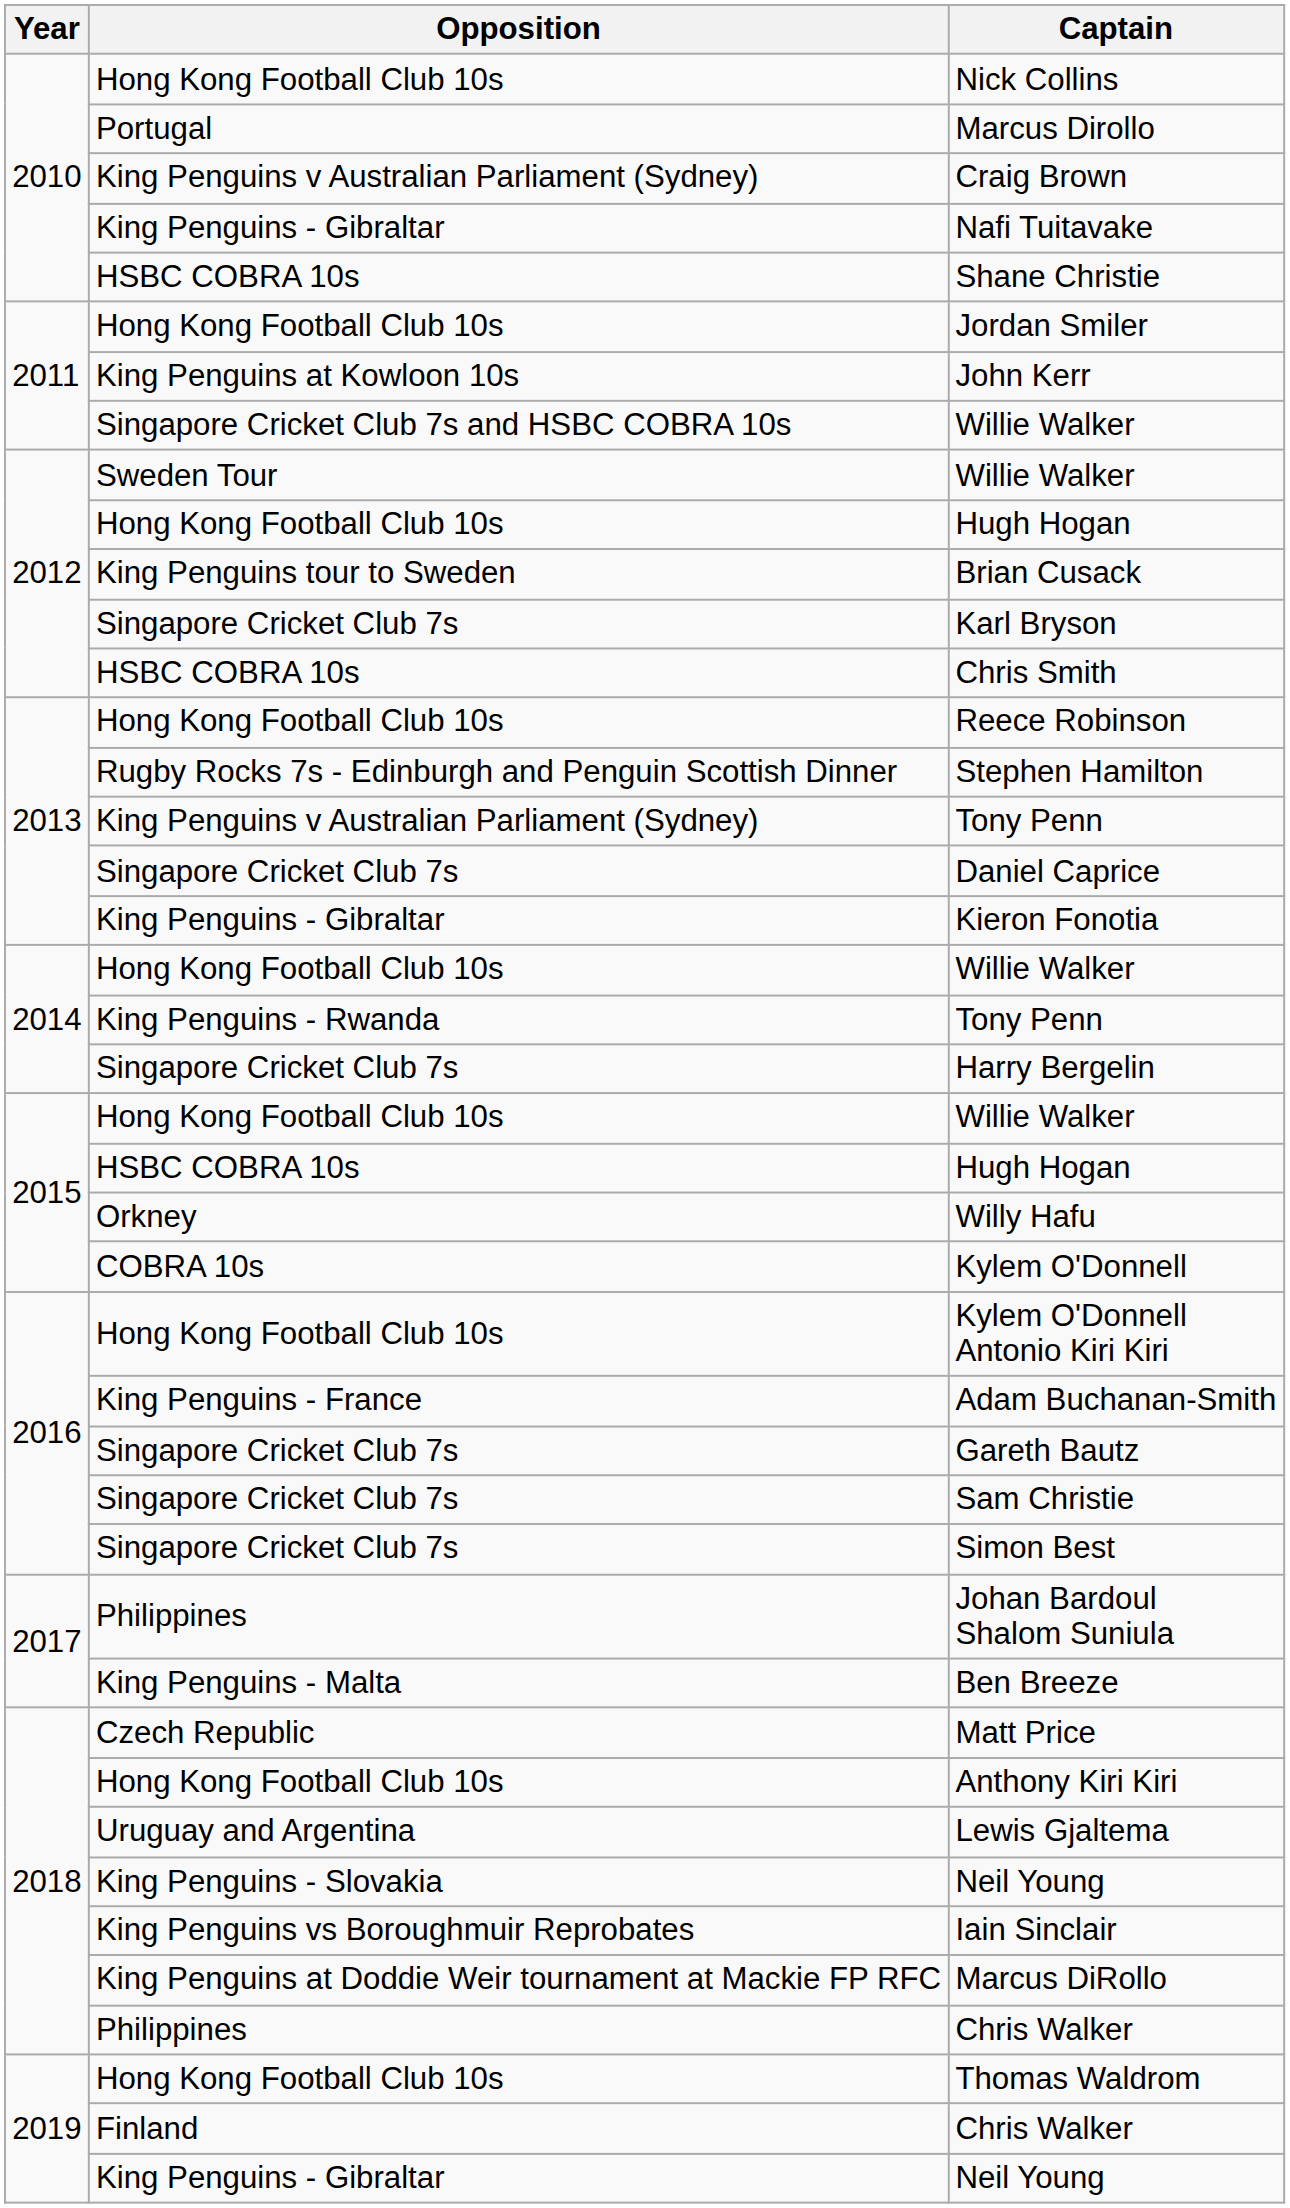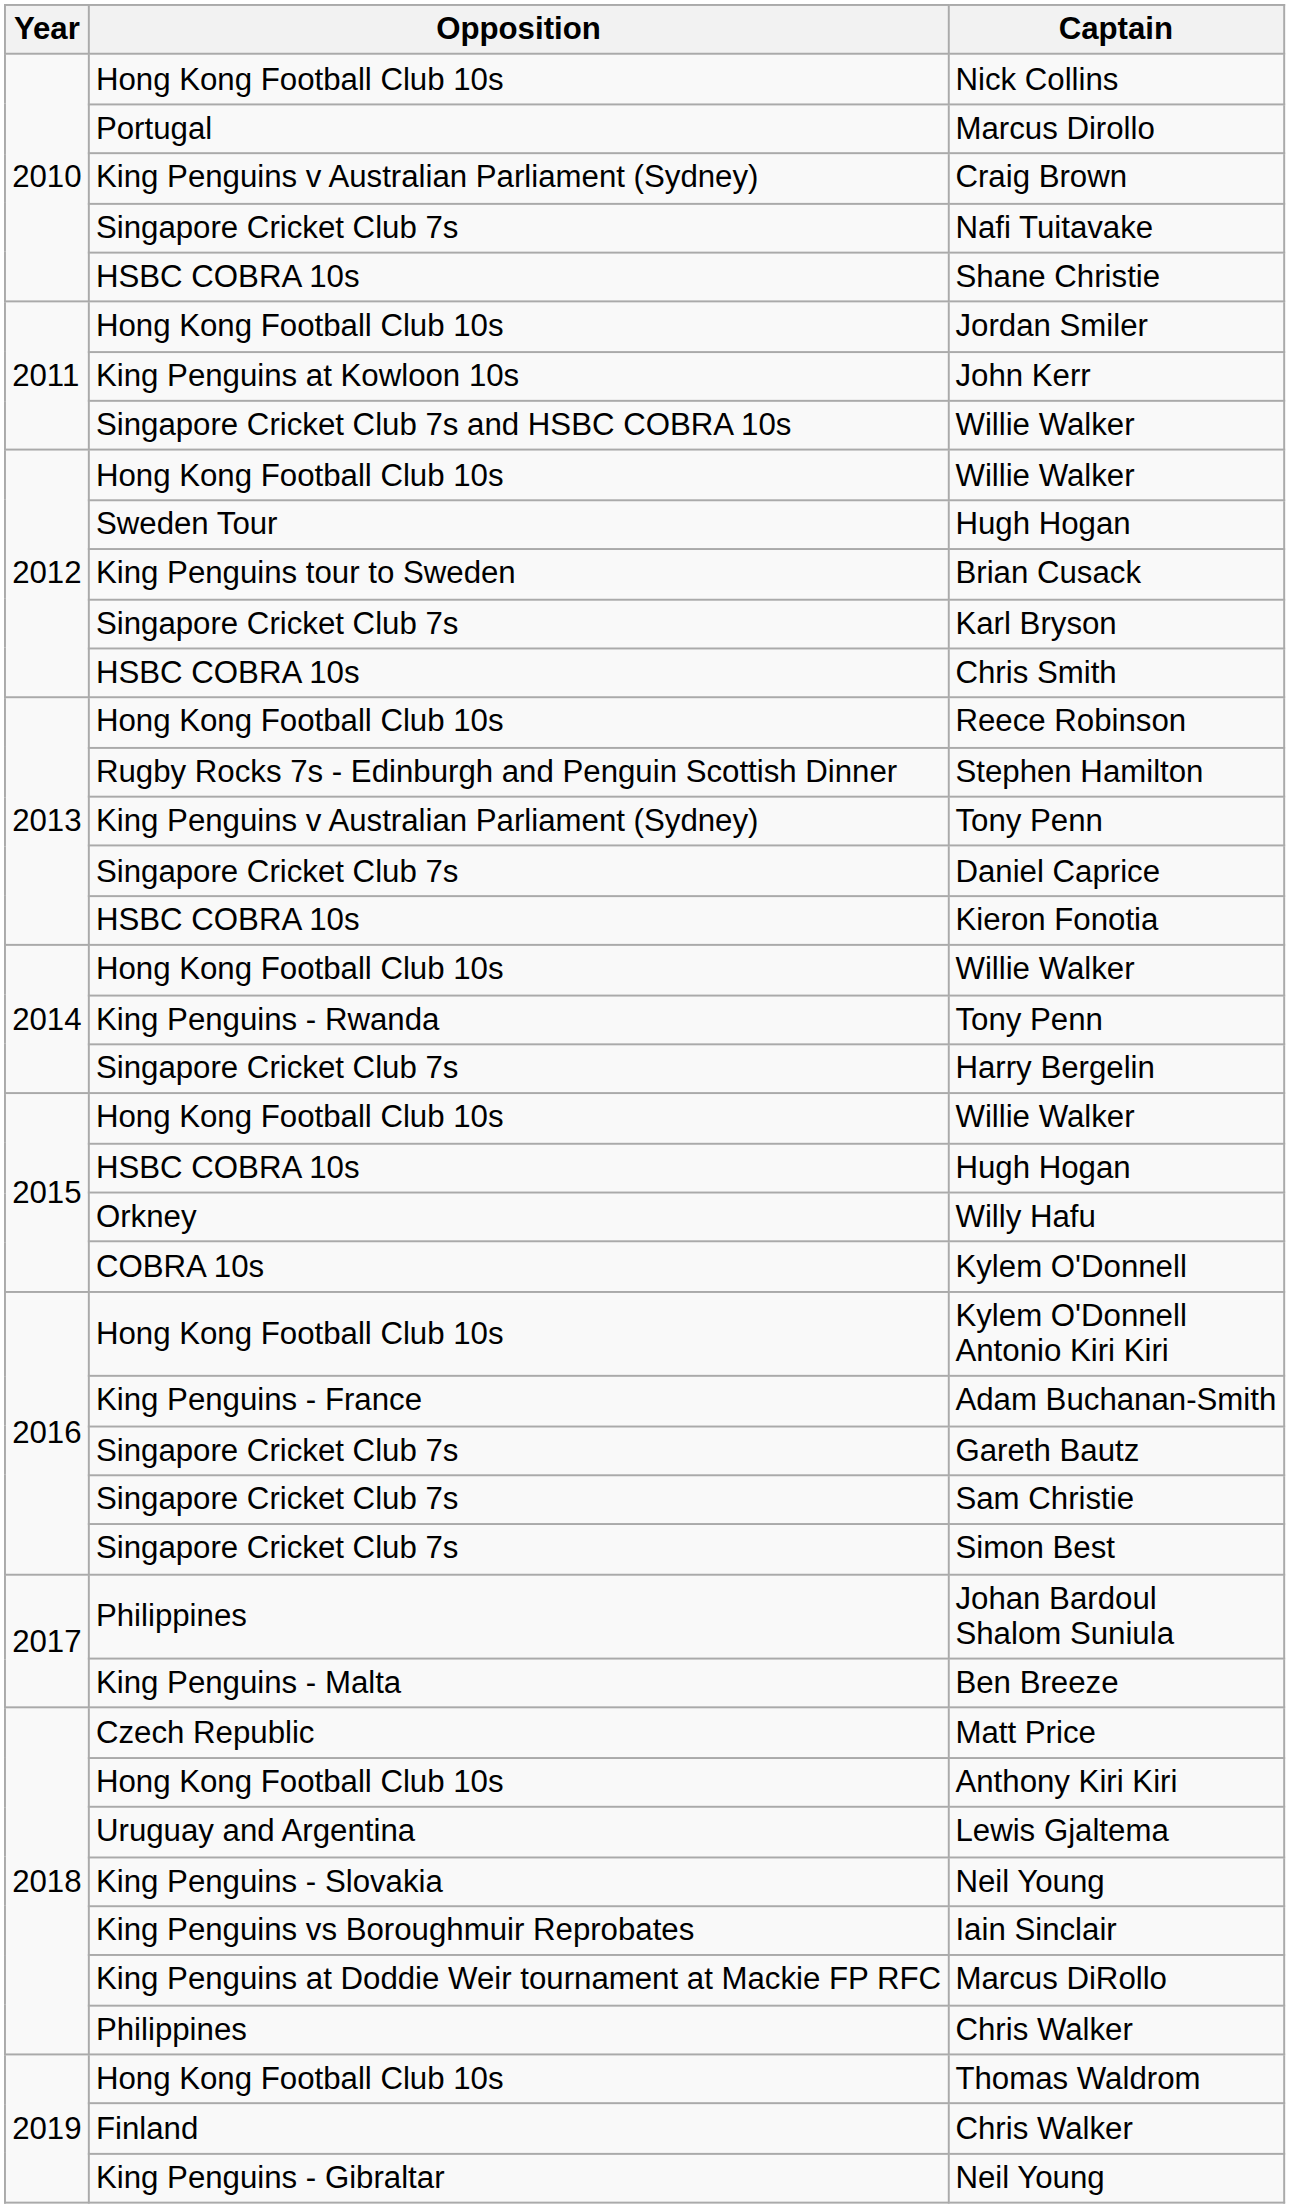(270, 227) King Penguins - Gibraltar -> (277, 227) Singapore Cricket Club 7s
(187, 474) Sweden Tour -> (300, 474) Hong Kong Football Club 10s
(300, 524) Hong Kong Football Club 10s -> (187, 524) Sweden Tour
(270, 919) King Penguins - Gibraltar -> (228, 919) HSBC COBRA 10s
